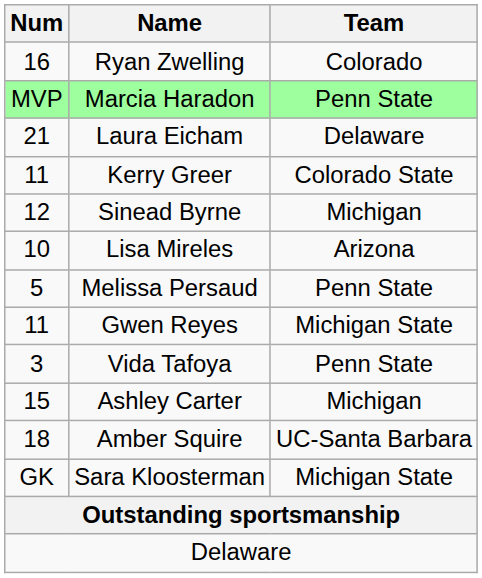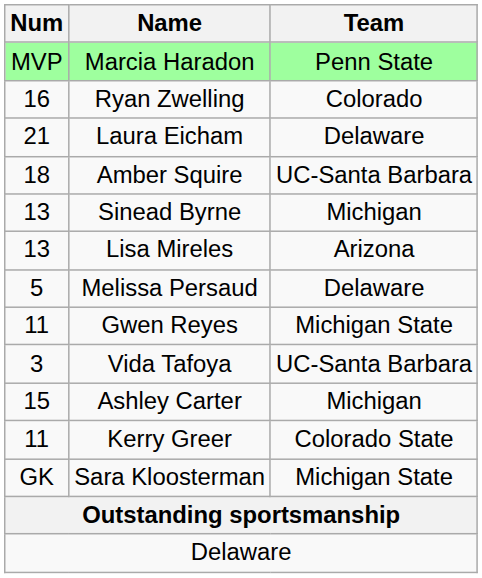rows swapped: (170, 99) <-> (170, 61)
rows swapped: (170, 174) <-> (170, 439)
(37, 212) 12 -> (37, 212) 13
(37, 250) 10 -> (37, 250) 13
(374, 288) Penn State -> (374, 288) Delaware
(374, 363) Penn State -> (374, 363) UC-Santa Barbara
